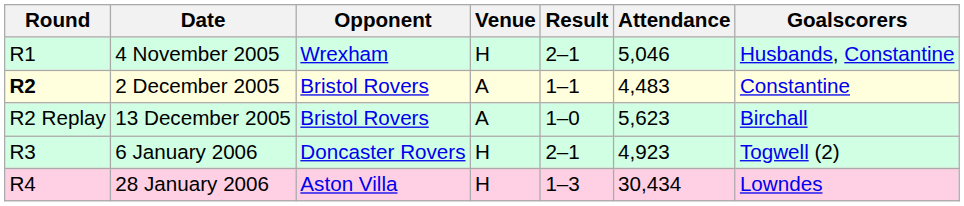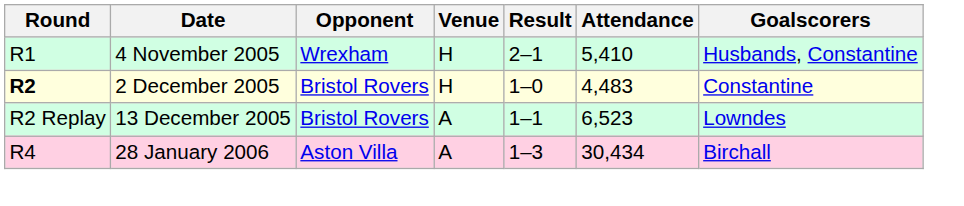(644, 53) 5,046 -> (607, 53) 5,410
(482, 86) A -> (446, 86) H
(563, 86) 1–1 -> (526, 86) 1–0
(563, 119) 1–0 -> (526, 119) 1–1
(644, 119) 5,623 -> (607, 119) 6,523
(774, 119) Birchall -> (744, 119) Lowndes
- row: (186, 151)
(483, 184) H -> (445, 151) A
(781, 184) Lowndes -> (737, 151) Birchall
